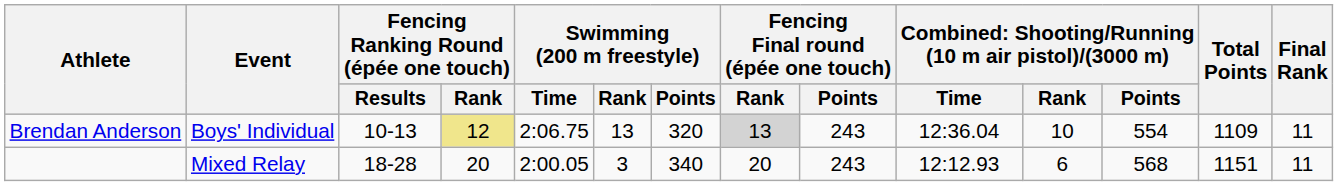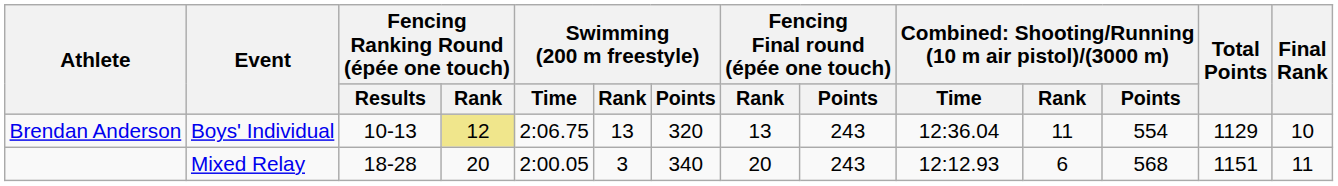(760, 131) lightgrey background -> (760, 131) no background
(1062, 131) 10 -> (1062, 131) 11
(1236, 131) 1109 -> (1236, 131) 1129
(1302, 131) 11 -> (1302, 131) 10
